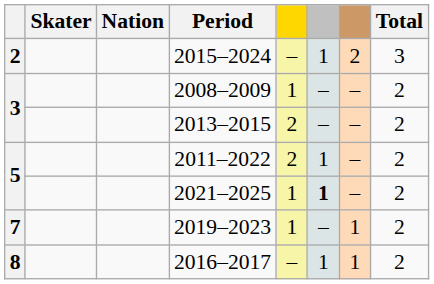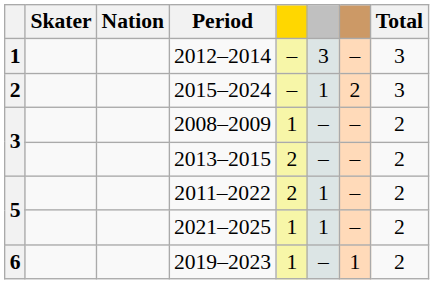+ row: (223, 55)
(323, 192) bold -> (323, 227) normal
(15, 227) 7 -> (15, 261) 6
- row: (223, 261)
